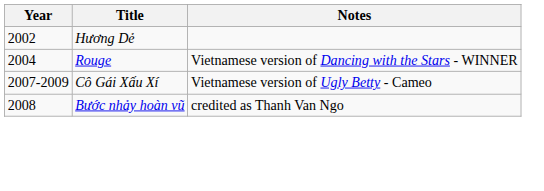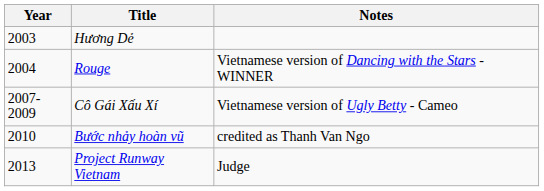(22, 37) 2002 -> (22, 37) 2003
(22, 104) 2008 -> (22, 136) 2010
+ row: (119, 166)
